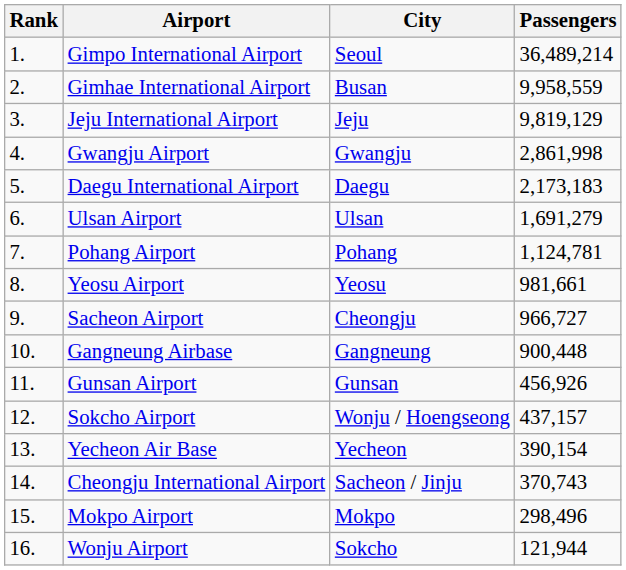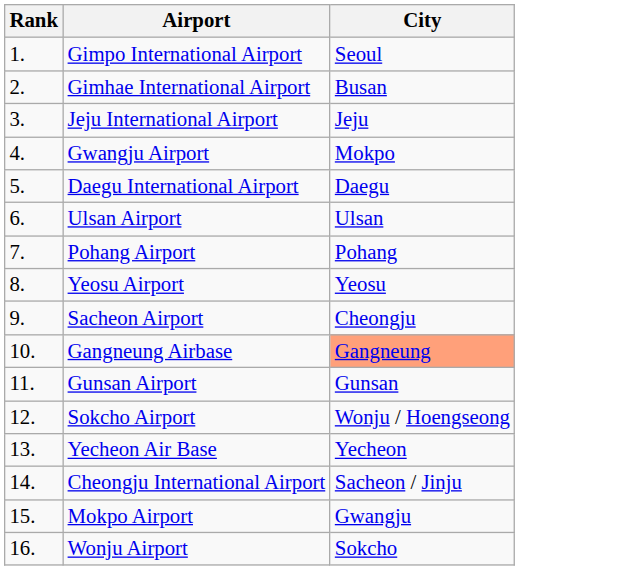- column: (568, 20)
(373, 152) Gwangju -> (365, 152) Mokpo
(383, 350) no background -> (383, 350) lightsalmon background
(365, 515) Mokpo -> (373, 515) Gwangju
